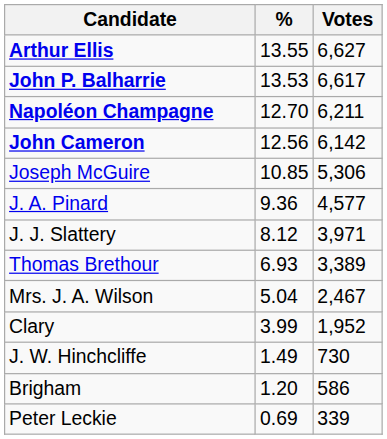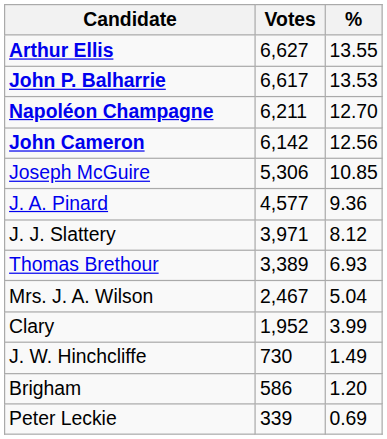columns swapped: (348, 19) <-> (284, 19)
